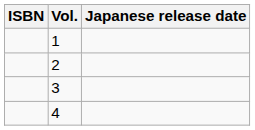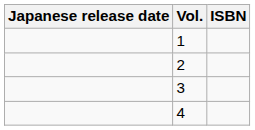columns swapped: (166, 16) <-> (26, 16)
